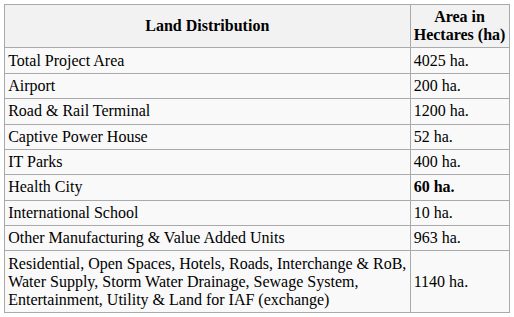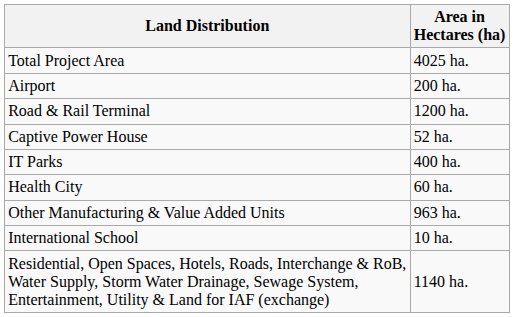(434, 187) bold -> (433, 187) normal
rows swapped: (146, 238) <-> (73, 212)
